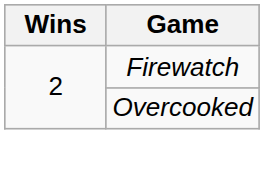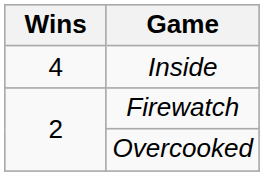+ row: (183, 66)
